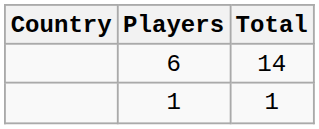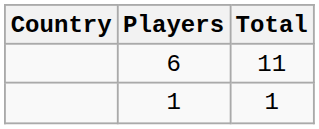(272, 64) 14 -> (272, 64) 11
